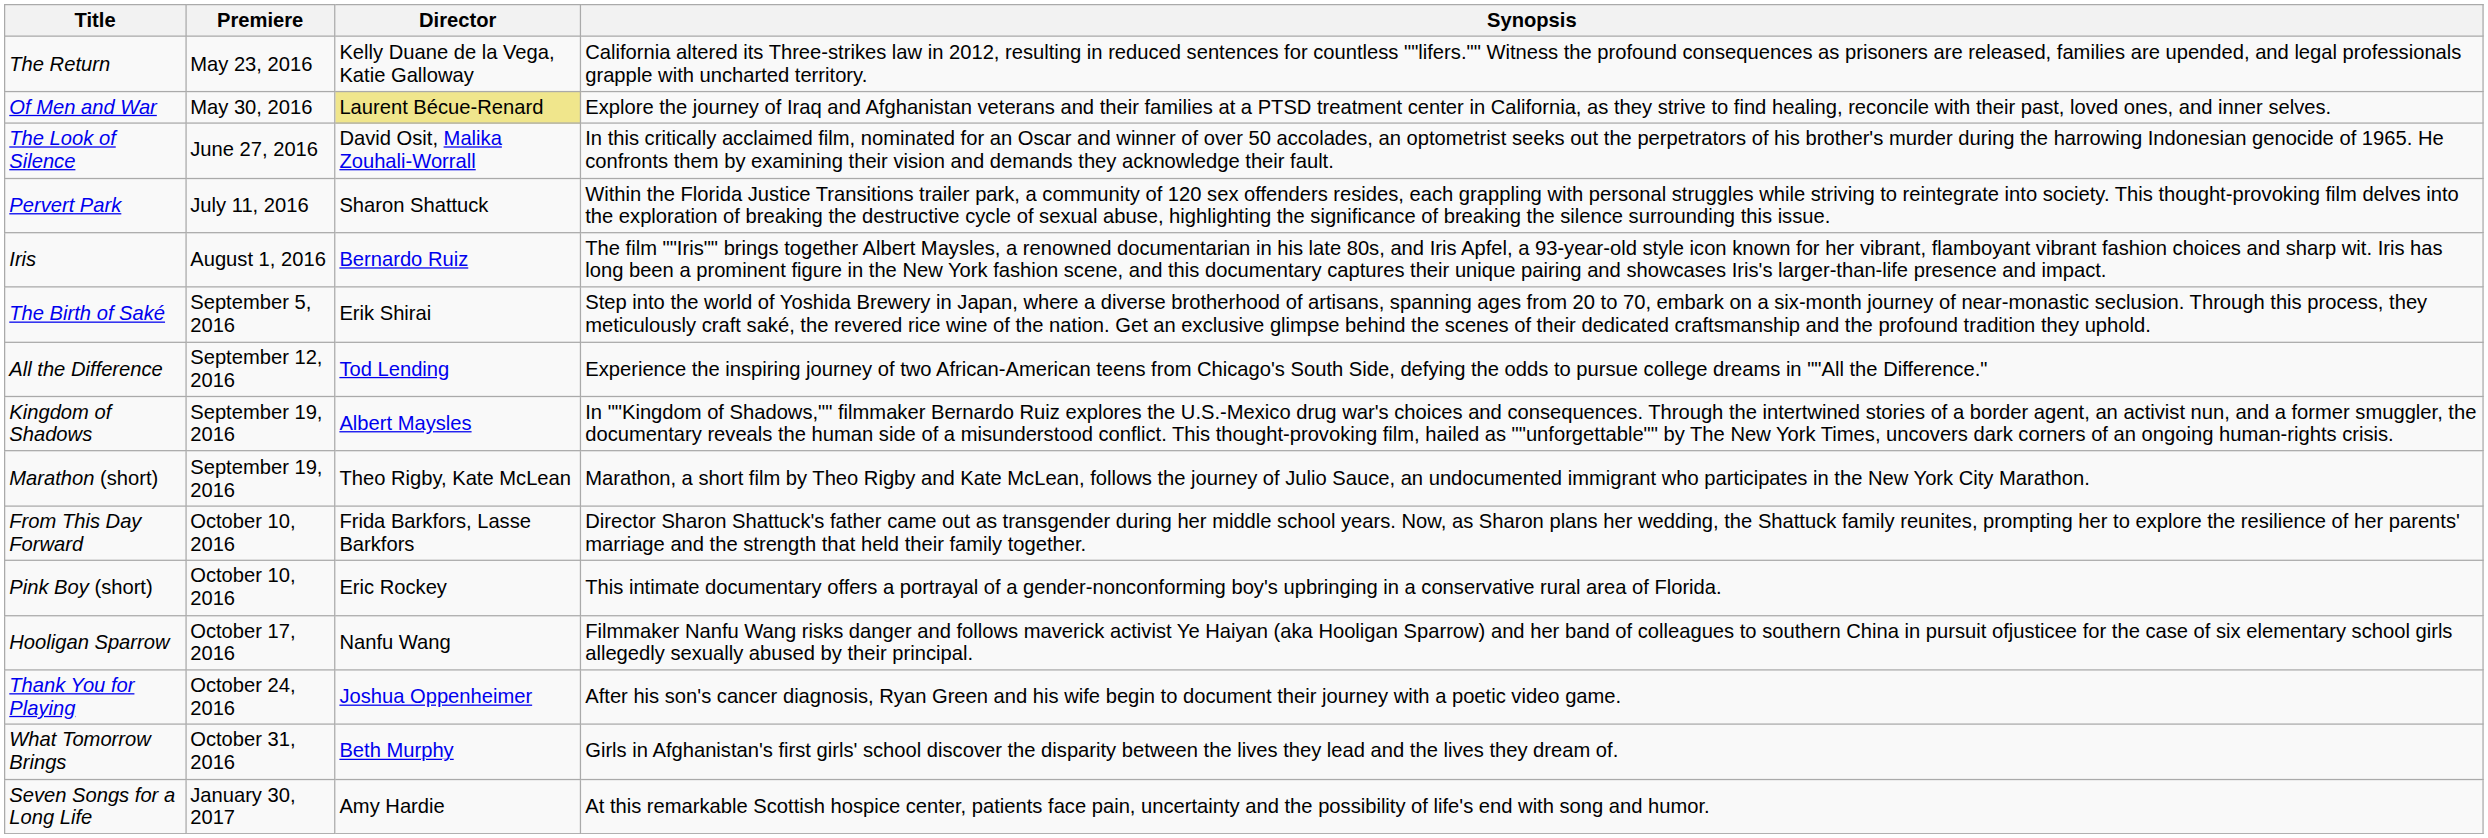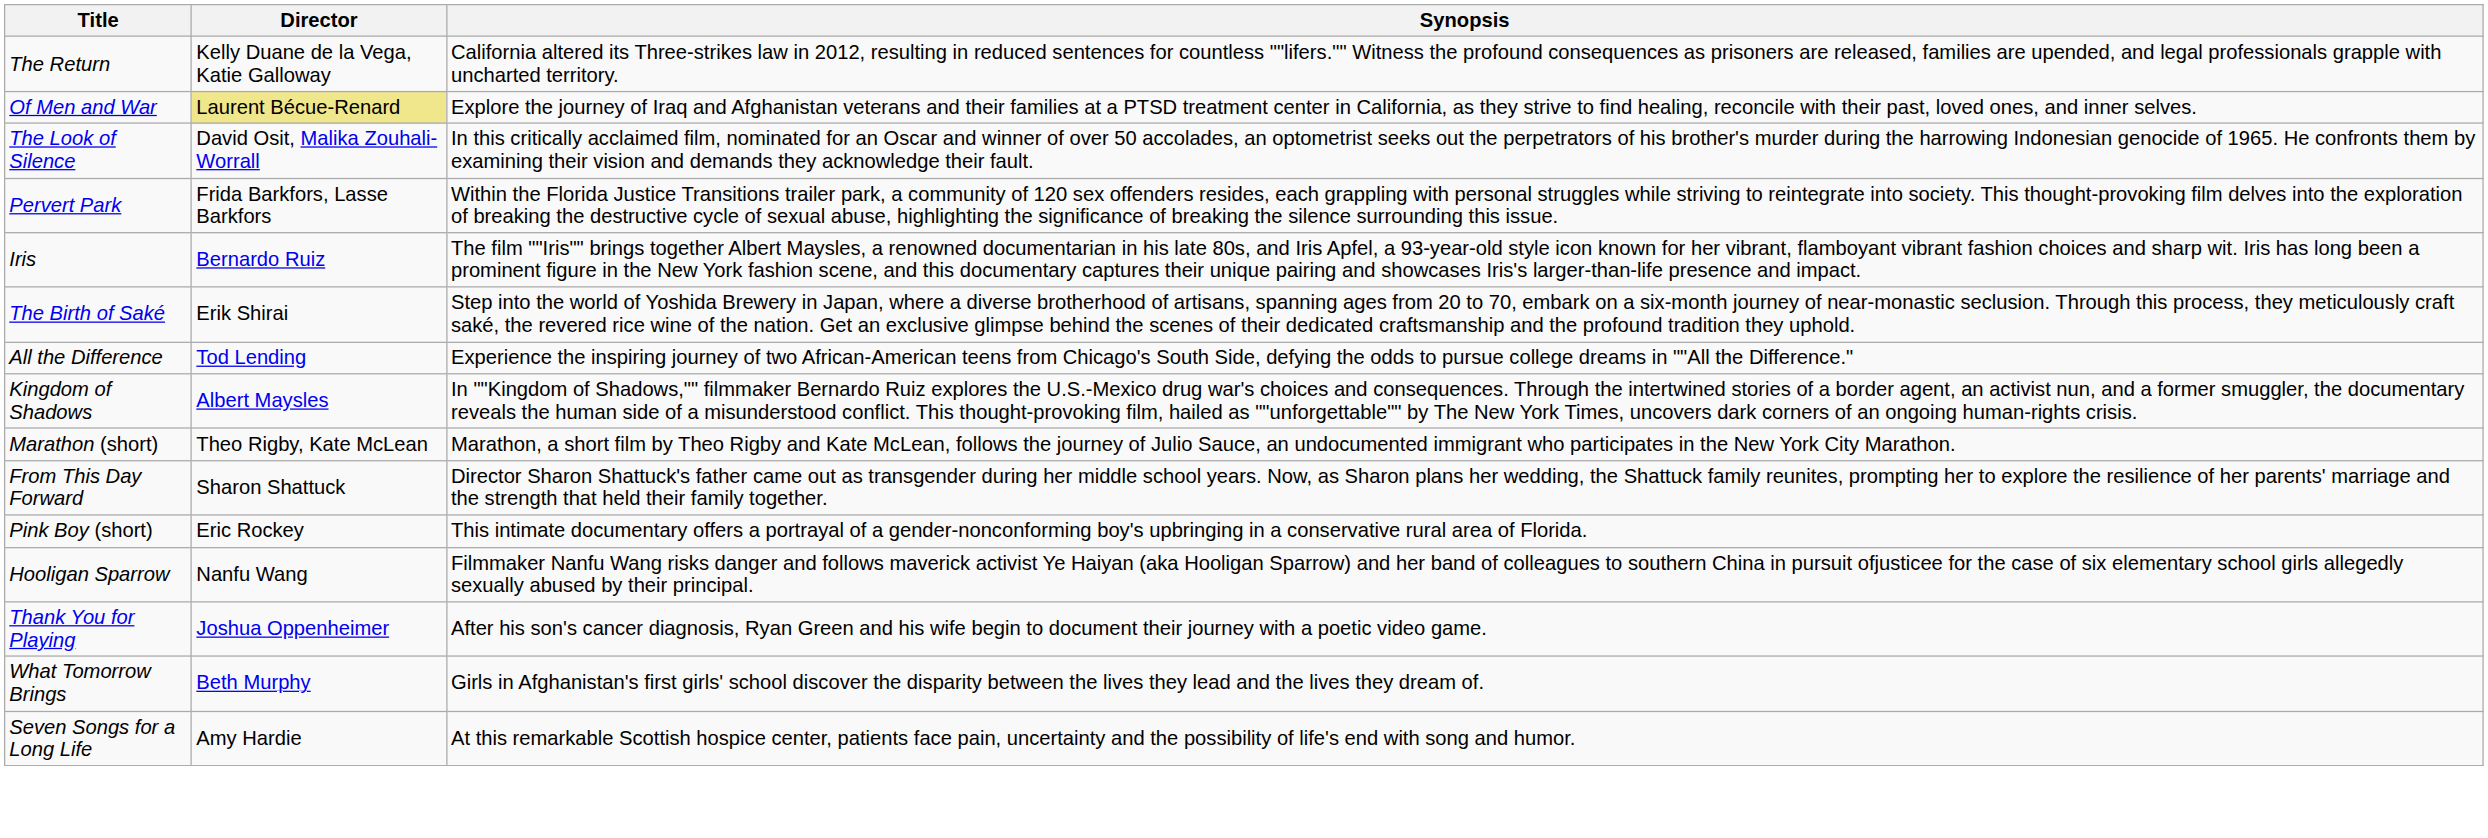- column: (260, 20)
(414, 205) Sharon Shattuck -> (292, 205) Frida Barkfors, Lasse Barkfors
(435, 532) Frida Barkfors, Lasse Barkfors -> (271, 487) Sharon Shattuck
